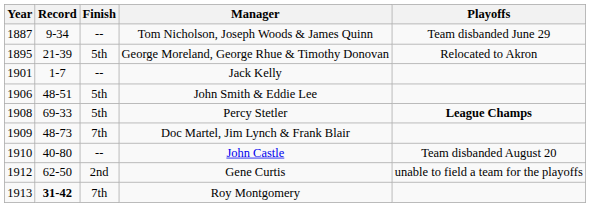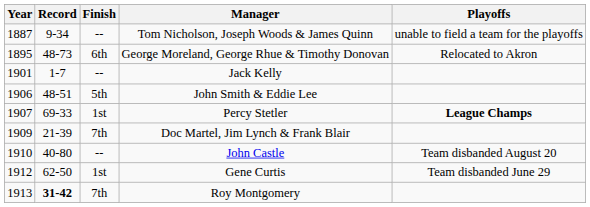(489, 34) Team disbanded June 29 -> (489, 34) unable to field a team for the playoffs
(57, 53) 21-39 -> (57, 53) 48-73
(99, 53) 5th -> (99, 53) 6th
(20, 113) 1908 -> (20, 113) 1907
(99, 113) 5th -> (99, 113) 1st
(57, 133) 48-73 -> (57, 133) 21-39
(99, 172) 2nd -> (99, 172) 1st
(489, 172) unable to field a team for the playoffs -> (489, 172) Team disbanded June 29
